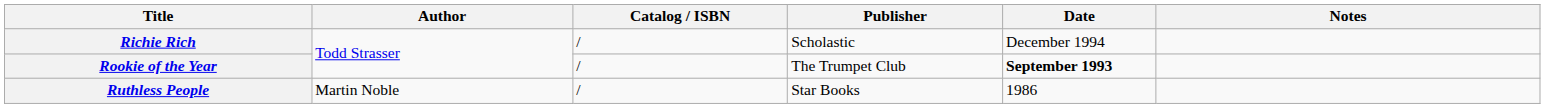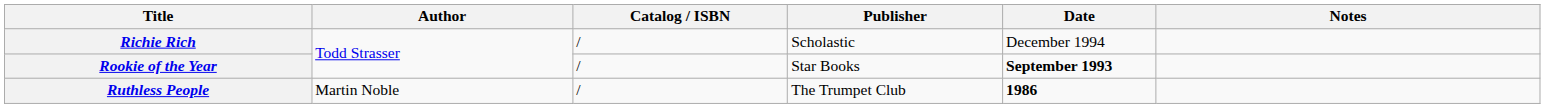(848, 66) The Trumpet Club -> (825, 66) Star Books
(825, 90) Star Books -> (848, 90) The Trumpet Club
(1022, 90) normal -> (1022, 90) bold
